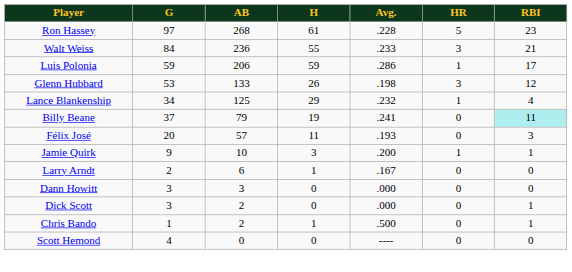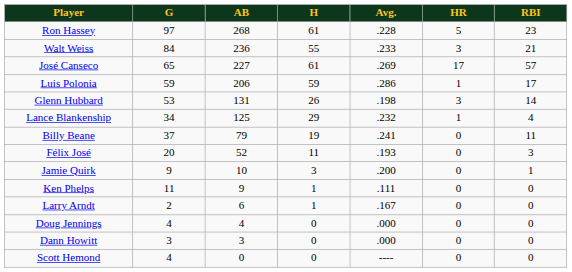+ row: (69, 65)
(241, 83) 133 -> (241, 100) 131
(531, 83) 12 -> (531, 100) 14
(531, 118) paleturquoise background -> (531, 135) no background
(241, 135) 57 -> (241, 153) 52
(458, 153) 1 -> (458, 170) 0
+ row: (69, 188)
+ row: (69, 223)
- row: (69, 205)
- row: (69, 223)
